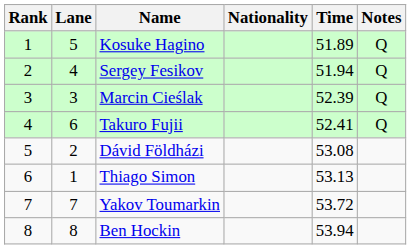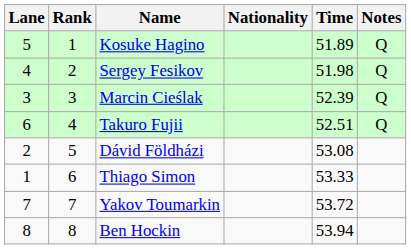columns swapped: (28, 17) <-> (74, 17)
(335, 71) 51.94 -> (335, 71) 51.98
(335, 124) 52.41 -> (335, 124) 52.51
(335, 177) 53.13 -> (335, 177) 53.33
